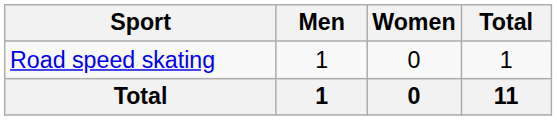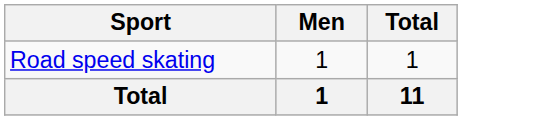- column: (414, 22)
